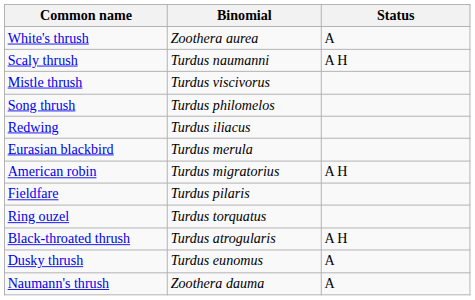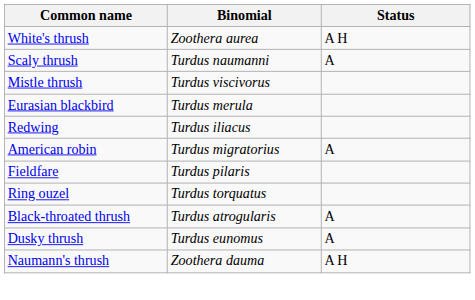(330, 37) A -> (336, 37) A H
(336, 60) A H -> (330, 60) A
- row: (42, 104)
rows swapped: (33, 127) <-> (61, 149)
(336, 171) A H -> (330, 149) A
(336, 238) A H -> (330, 216) A
(330, 283) A -> (336, 261) A H
